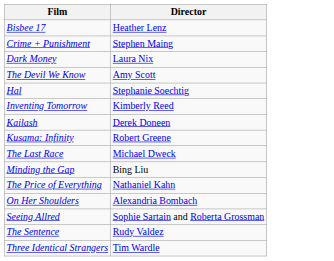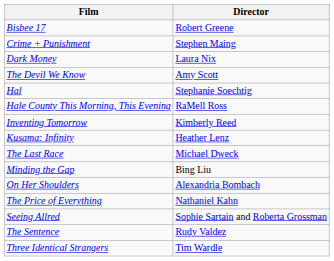(140, 28) Heather Lenz -> (204, 28) Robert Greene
+ row: (89, 106)
- row: (22, 122)
(142, 138) Robert Greene -> (202, 138) Heather Lenz
rows swapped: (43, 201) <-> (54, 185)
